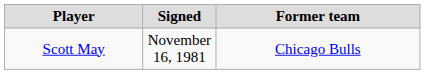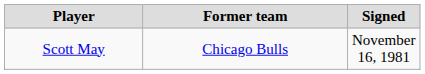columns swapped: (179, 16) <-> (318, 16)
